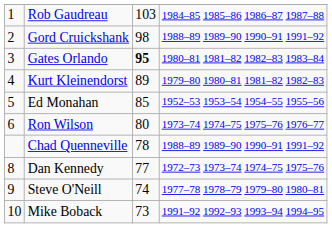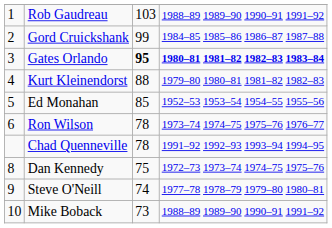(243, 15) 1984–85 1985–86 1986–87 1987–88 -> (243, 15) 1988–89 1989–90 1990–91 1991–92
(142, 37) 98 -> (142, 37) 99
(243, 37) 1988–89 1989–90 1990–91 1991–92 -> (243, 37) 1984–85 1985–86 1986–87 1987–88
(243, 59) normal -> (243, 59) bold
(142, 80) 89 -> (142, 80) 88
(142, 124) 80 -> (142, 124) 78
(243, 146) 1988–89 1989–90 1990–91 1991–92 -> (243, 146) 1991–92 1992–93 1993–94 1994–95
(142, 168) 77 -> (142, 168) 75
(243, 211) 1991–92 1992–93 1993–94 1994–95 -> (243, 211) 1988–89 1989–90 1990–91 1991–92
